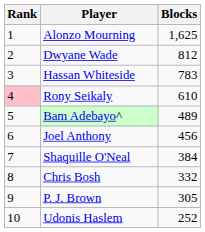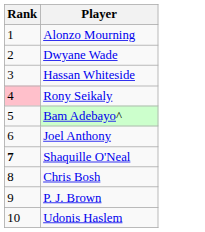- column: (179, 14)
(11, 156) normal -> (11, 156) bold
